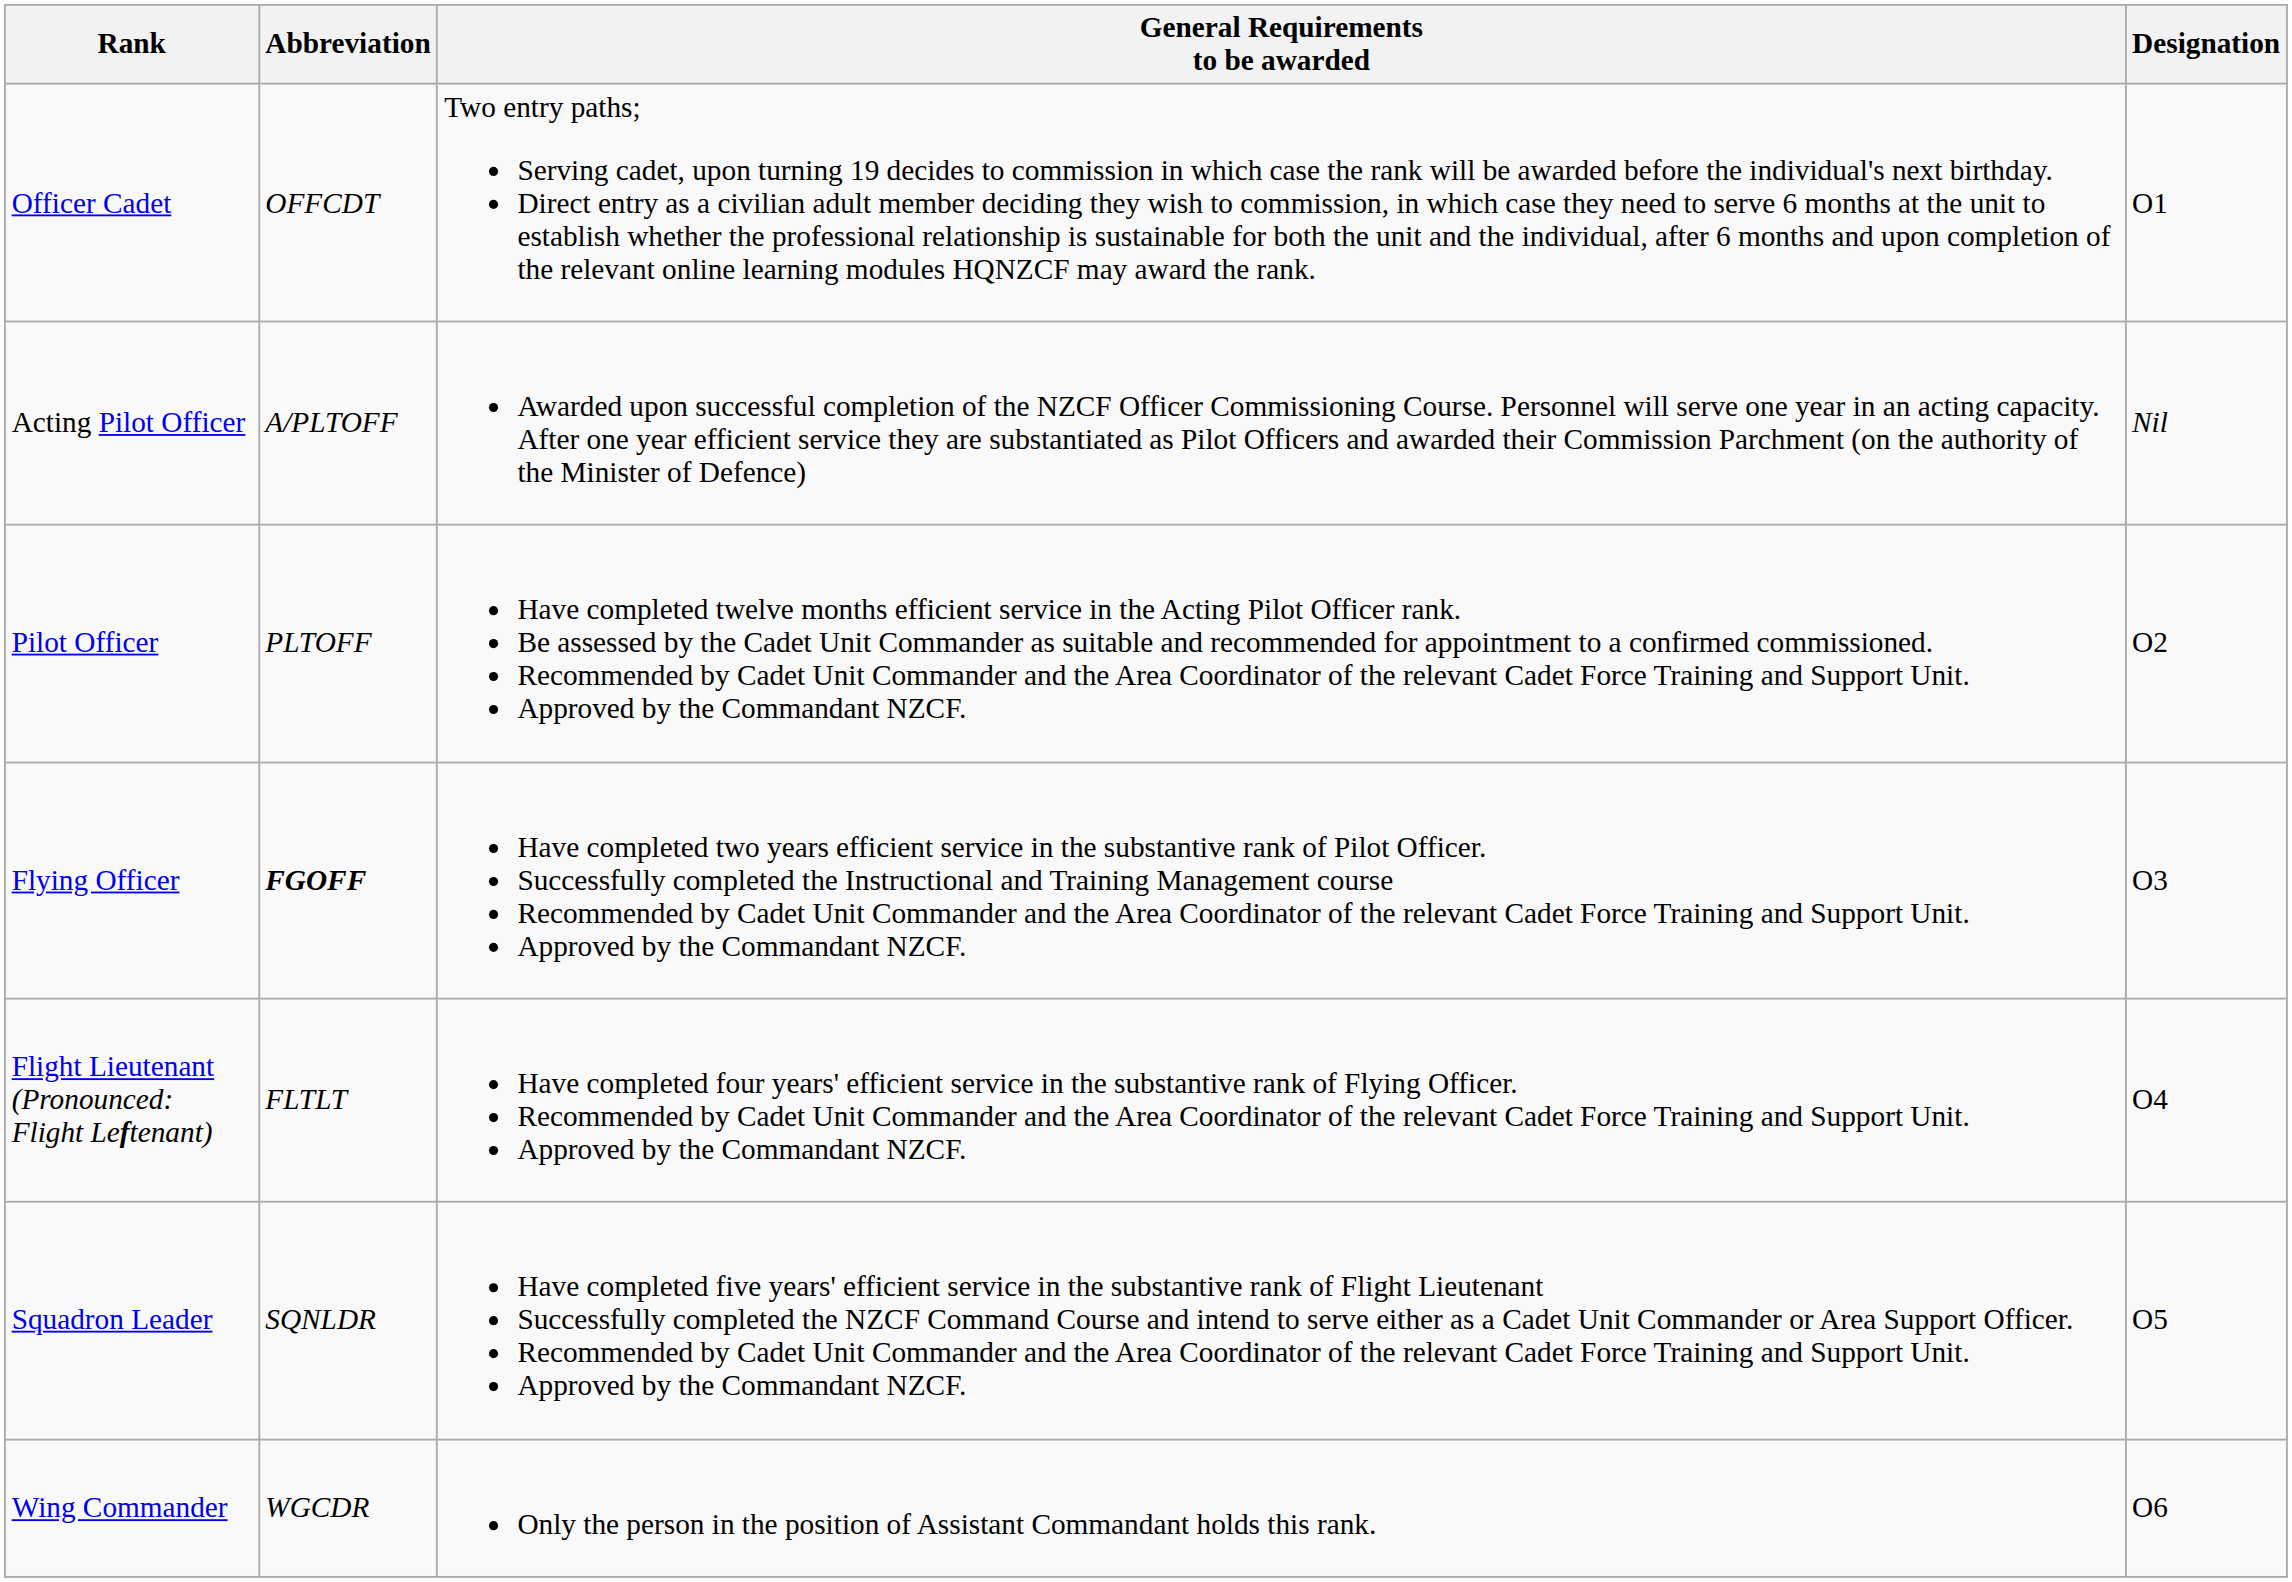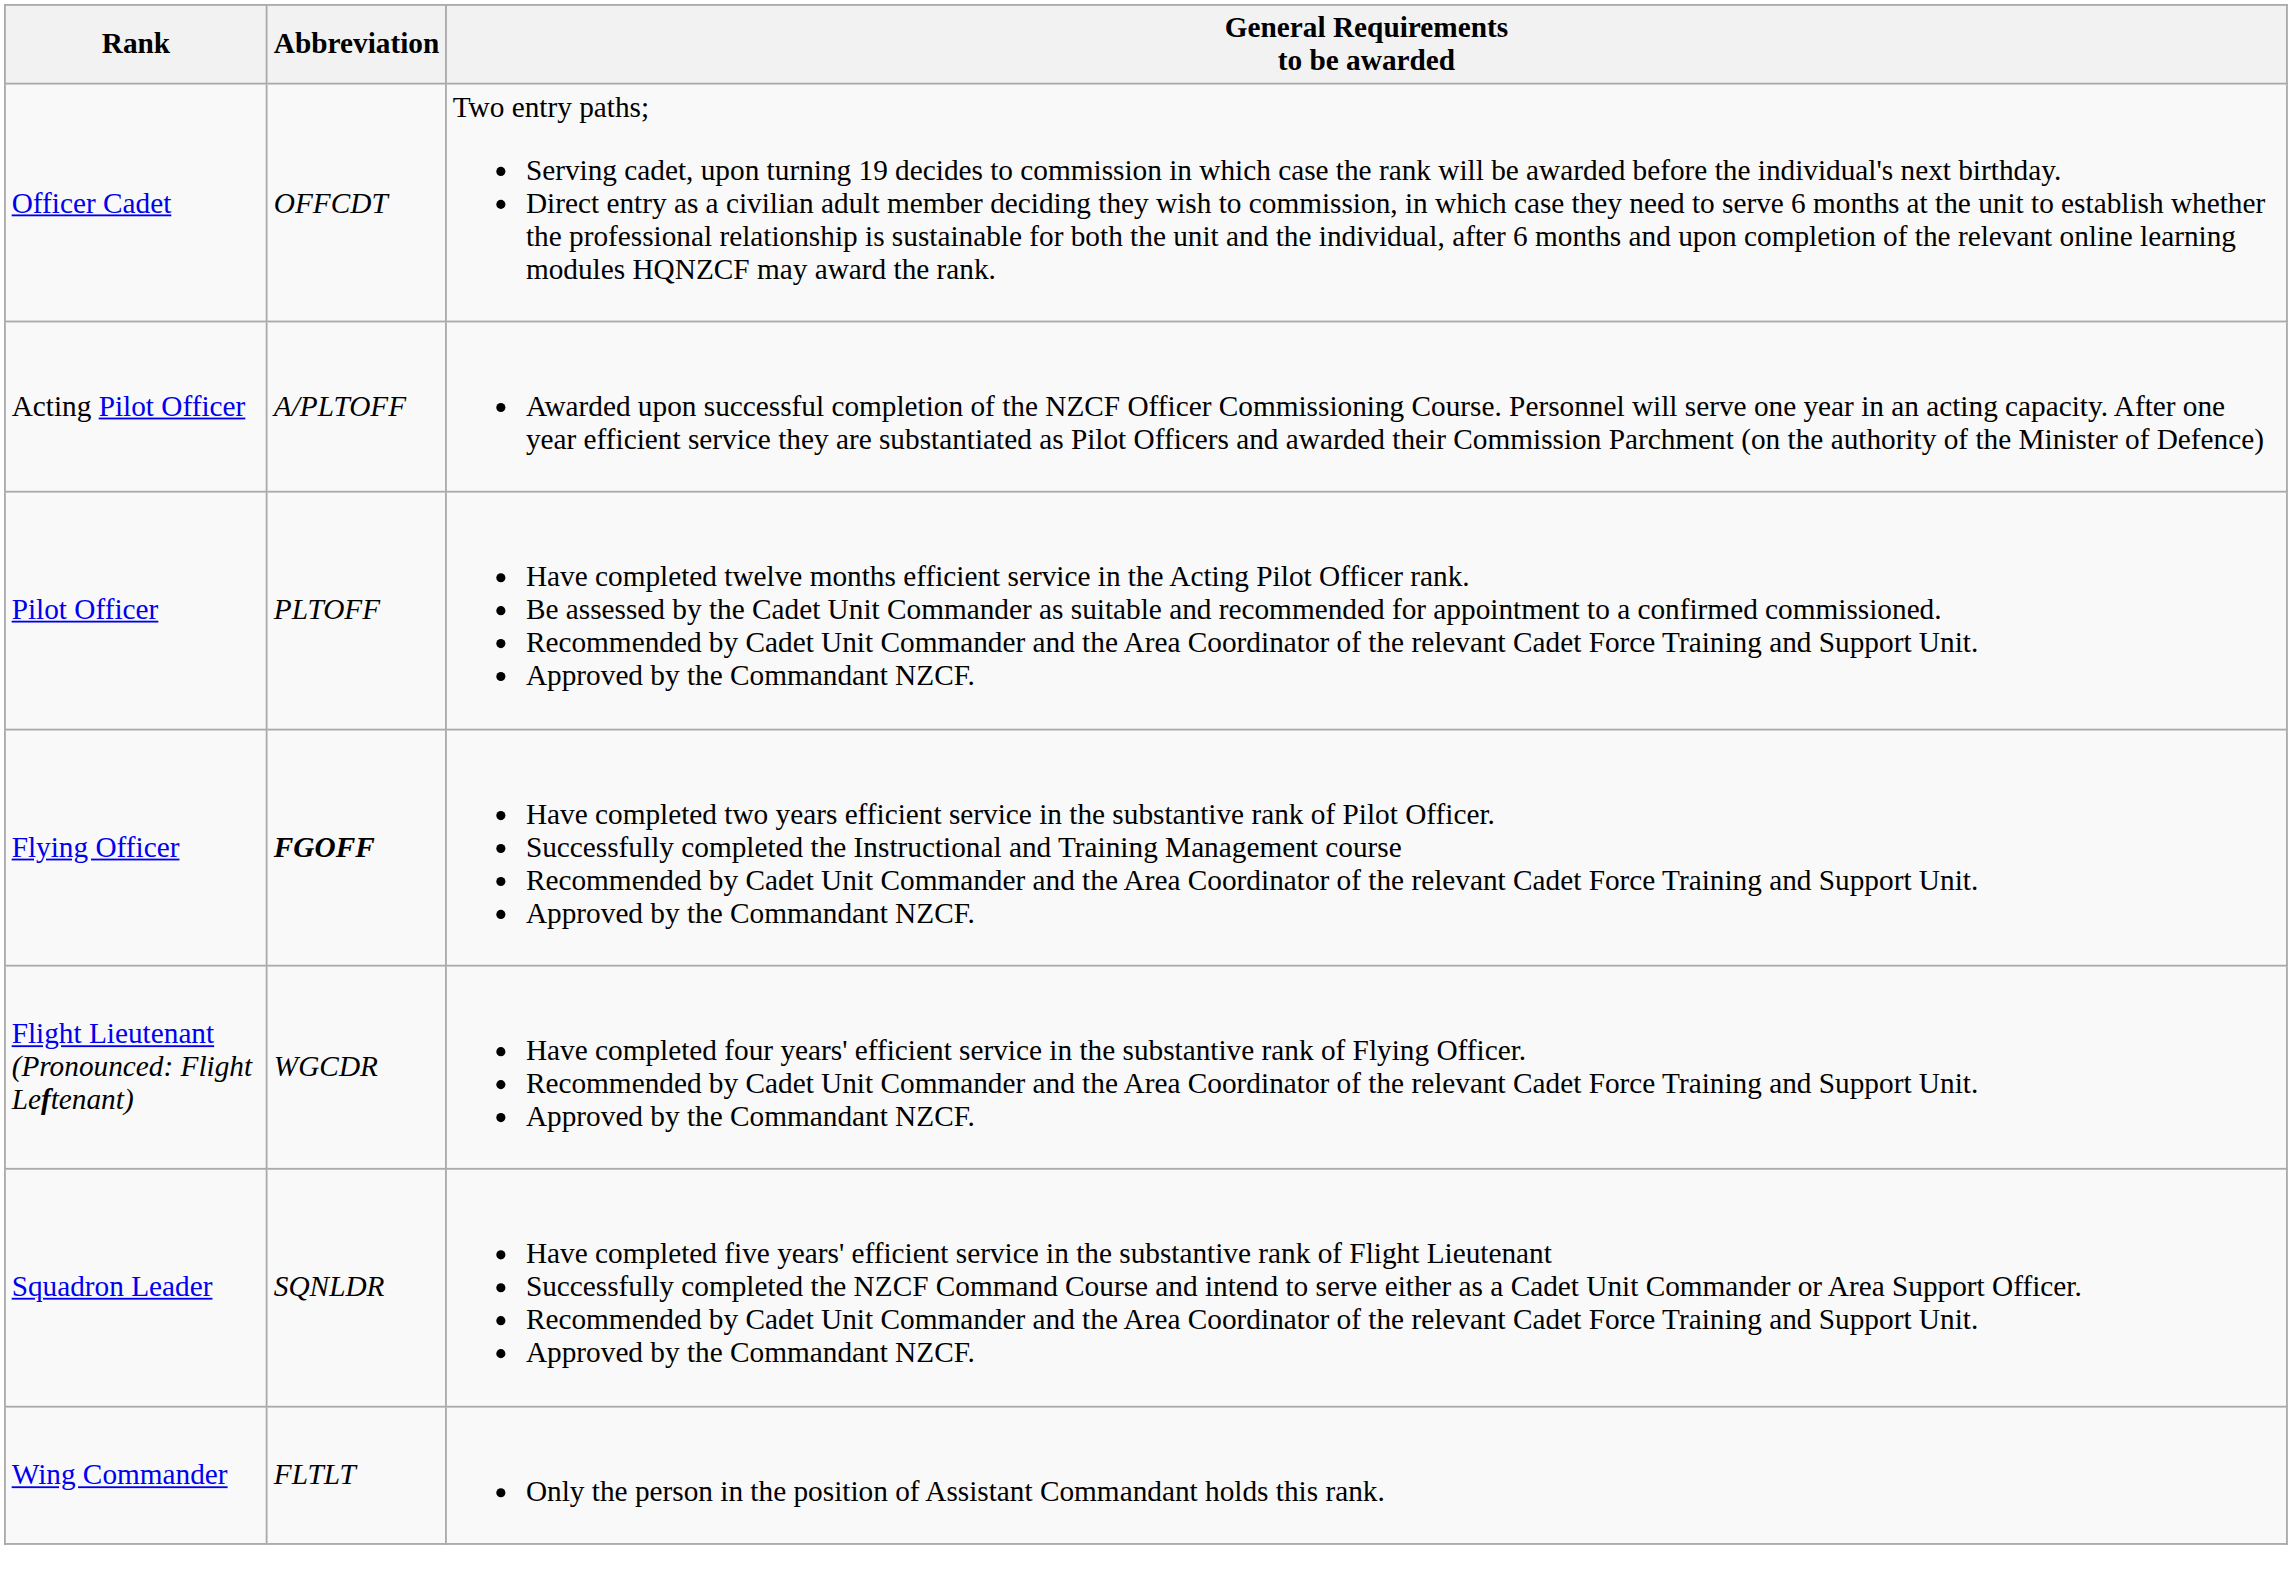- column: (2206, 44)
(306, 1099) FLTLT -> (326, 1066) WGCDR
(317, 1507) WGCDR -> (315, 1474) FLTLT
